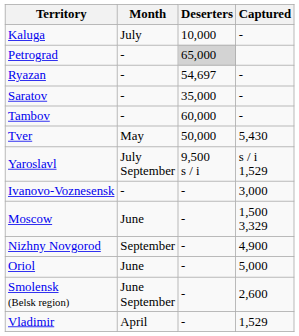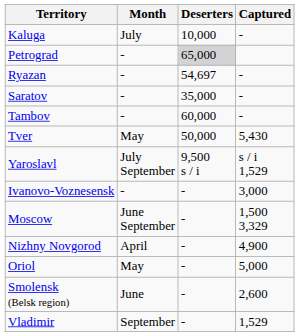(132, 218) June -> (148, 218) June September
(148, 246) September -> (134, 246) April
(132, 266) June -> (132, 266) May
(148, 294) June September -> (132, 294) June
(134, 321) April -> (148, 321) September
